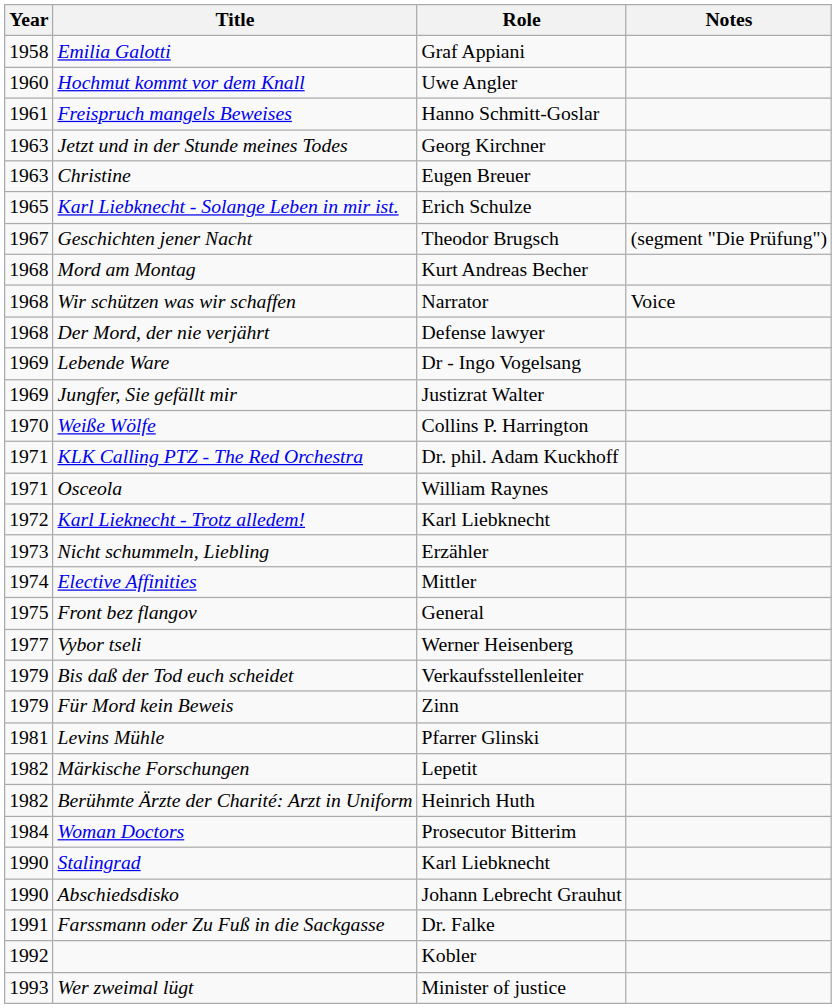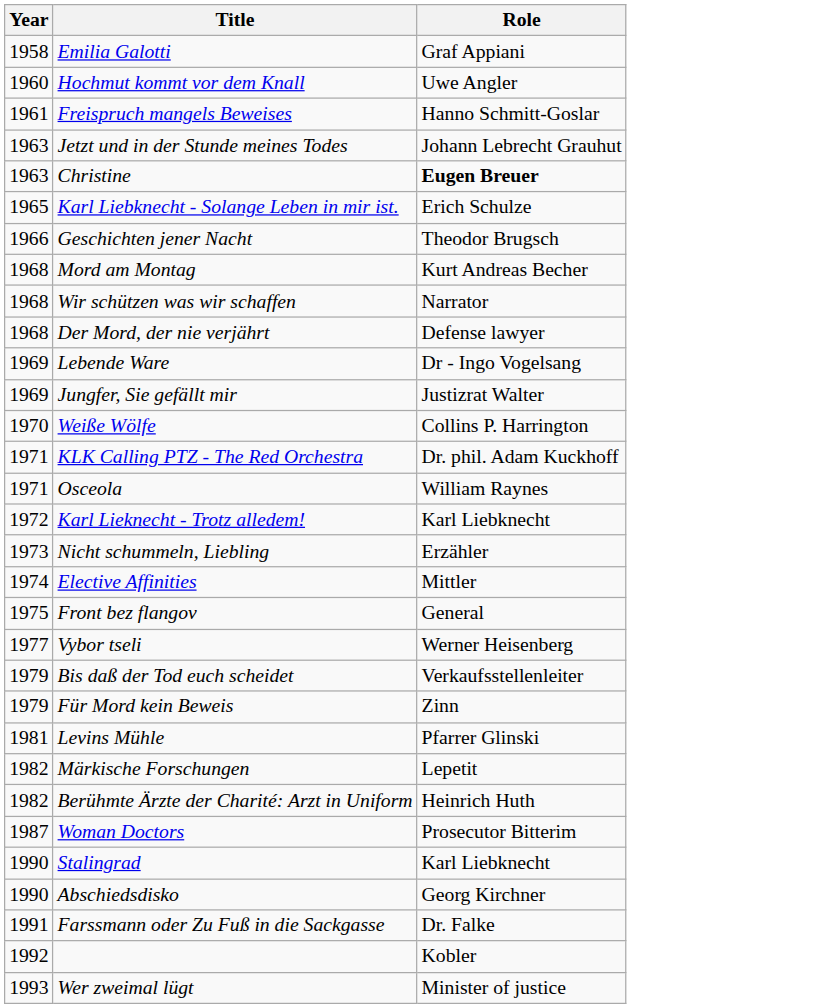- column: (729, 20)
(483, 144) Georg Kirchner -> (522, 144) Johann Lebrecht Grauhut
(476, 176) normal -> (480, 176) bold
(29, 238) 1967 -> (29, 238) 1966
(29, 831) 1984 -> (29, 831) 1987
(522, 894) Johann Lebrecht Grauhut -> (483, 894) Georg Kirchner
